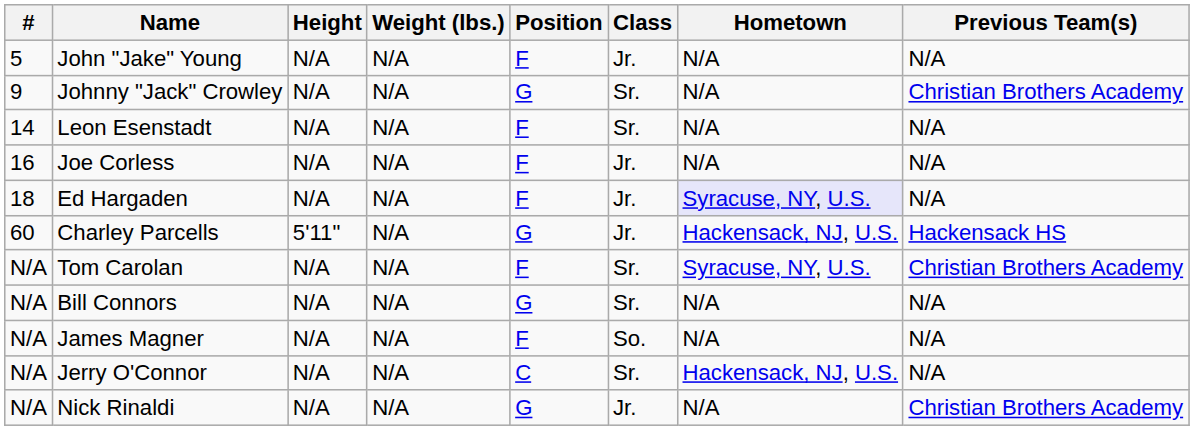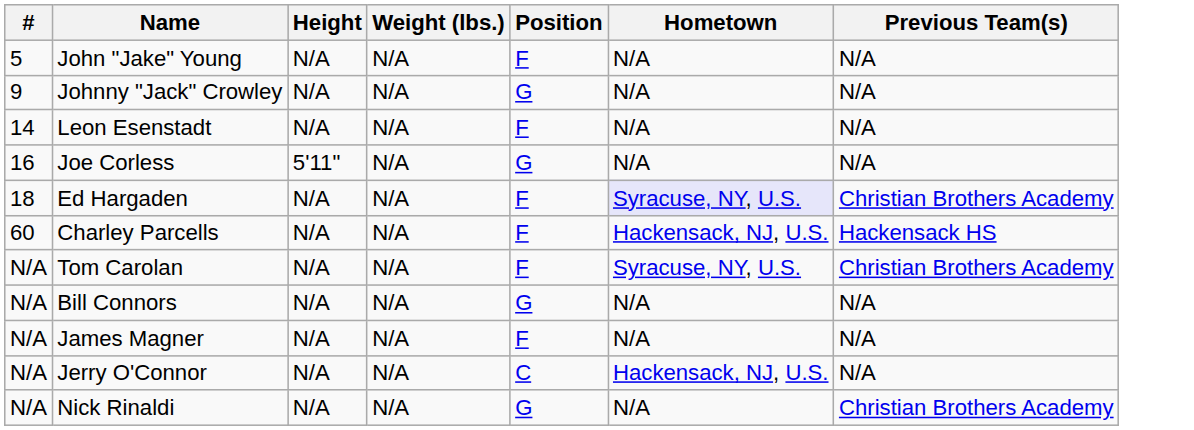- column: (643, 23)
(1046, 93) Christian Brothers Academy -> (857, 93) N/A
(311, 163) N/A -> (317, 163) 5'11"
(522, 163) F -> (524, 163) G
(927, 198) N/A -> (976, 198) Christian Brothers Academy
(317, 233) 5'11" -> (311, 233) N/A
(524, 233) G -> (522, 233) F
